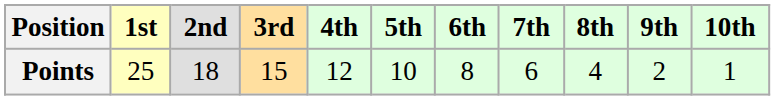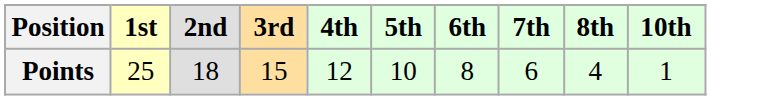- column: (659, 26)
